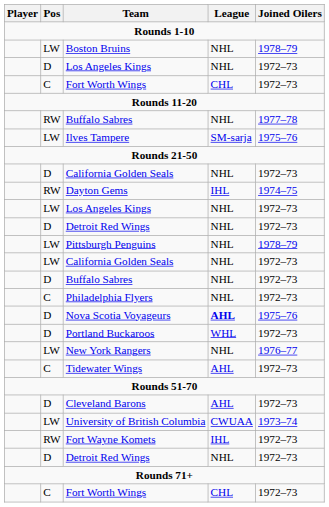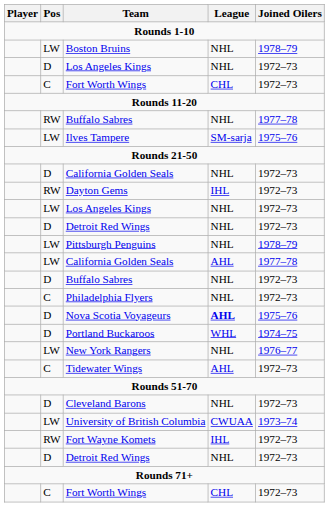(278, 191) 1974–75 -> (278, 191) 1972–73
(222, 262) NHL -> (222, 262) AHL
(278, 262) 1972–73 -> (278, 262) 1977–78
(278, 333) 1972–73 -> (278, 333) 1974–75
(222, 404) AHL -> (222, 404) NHL
